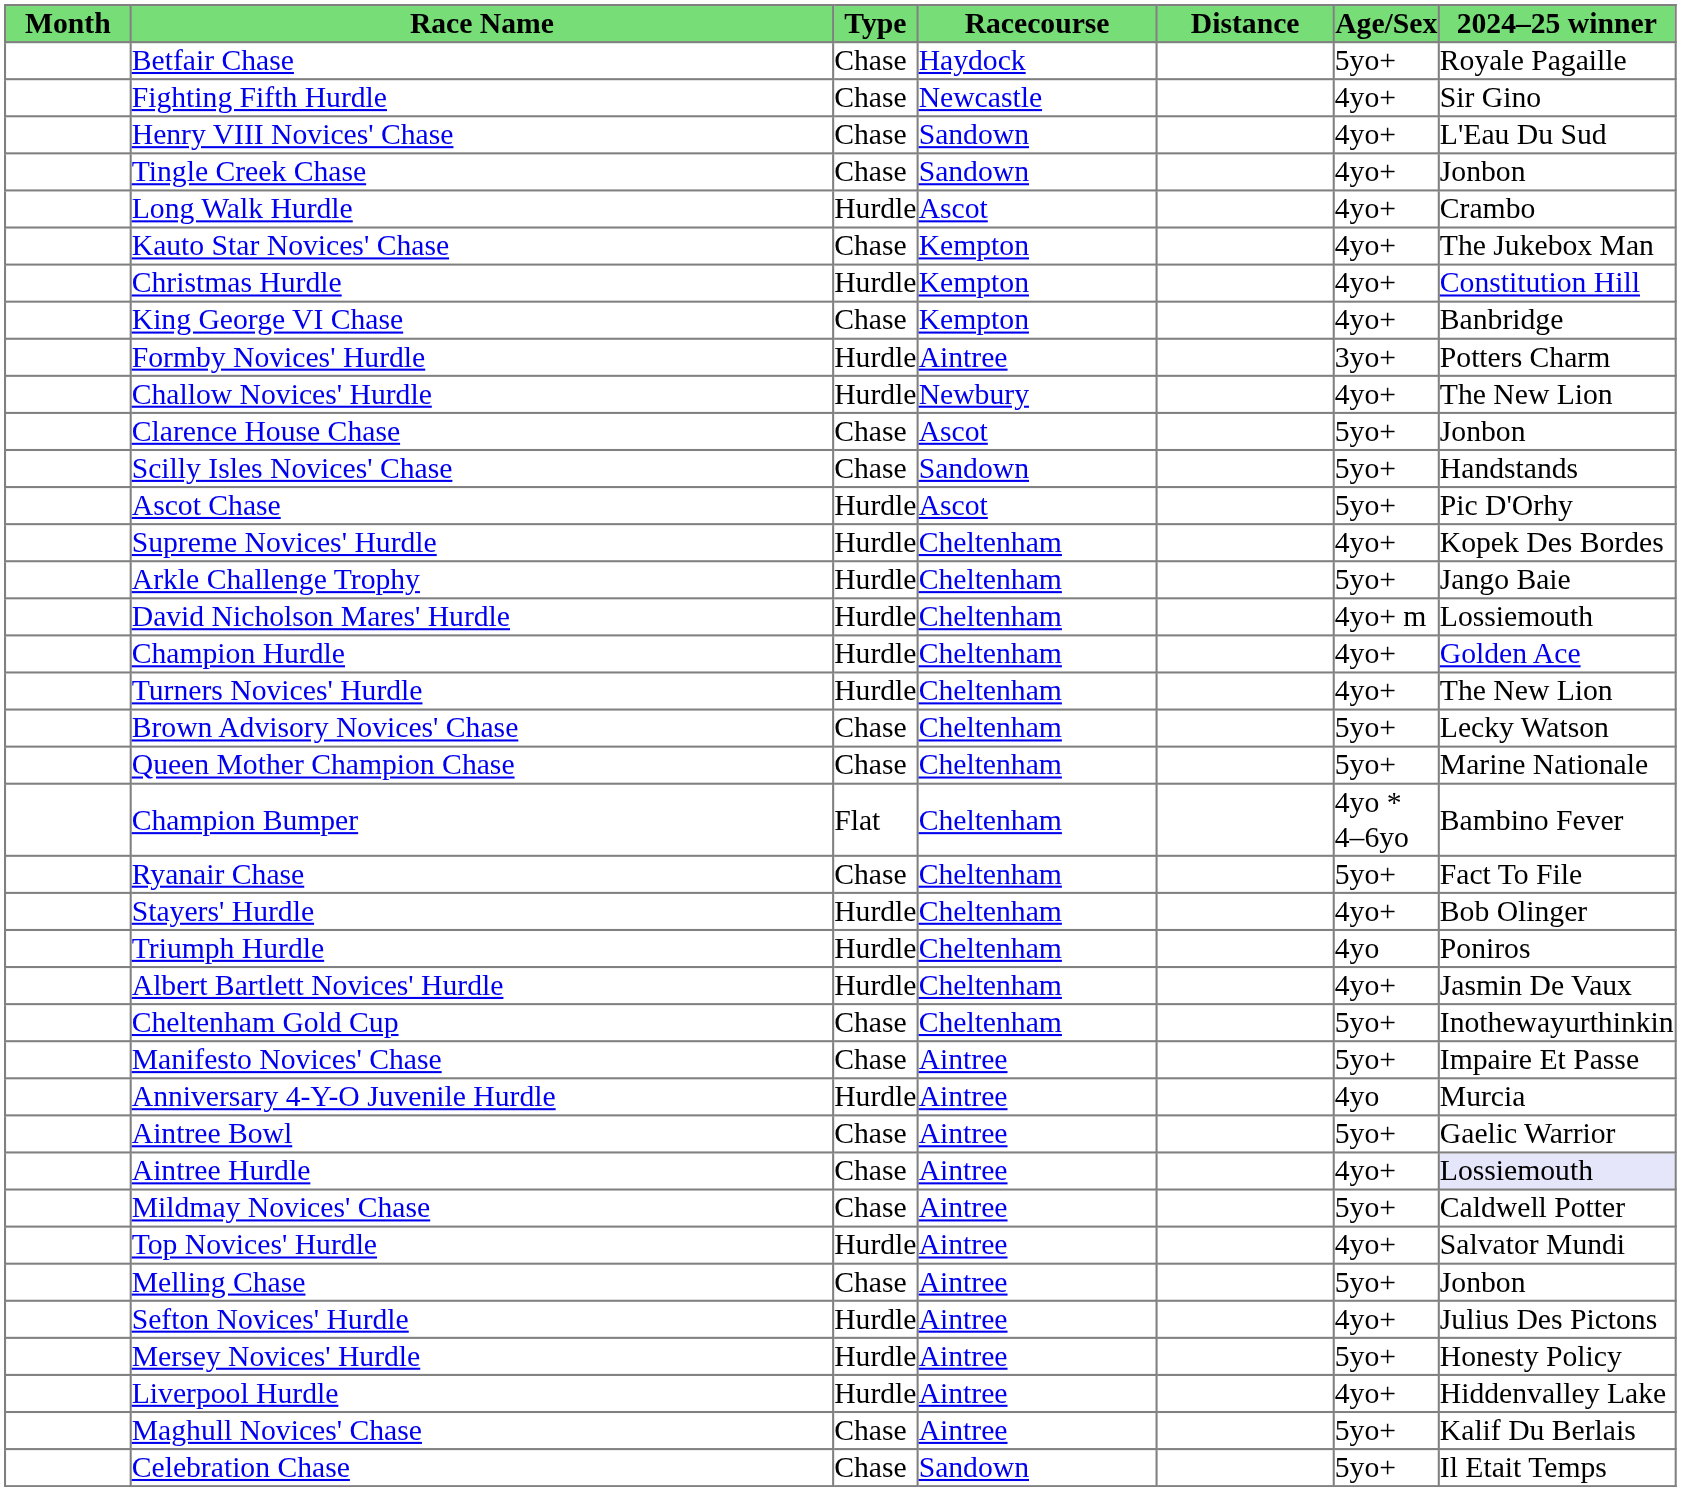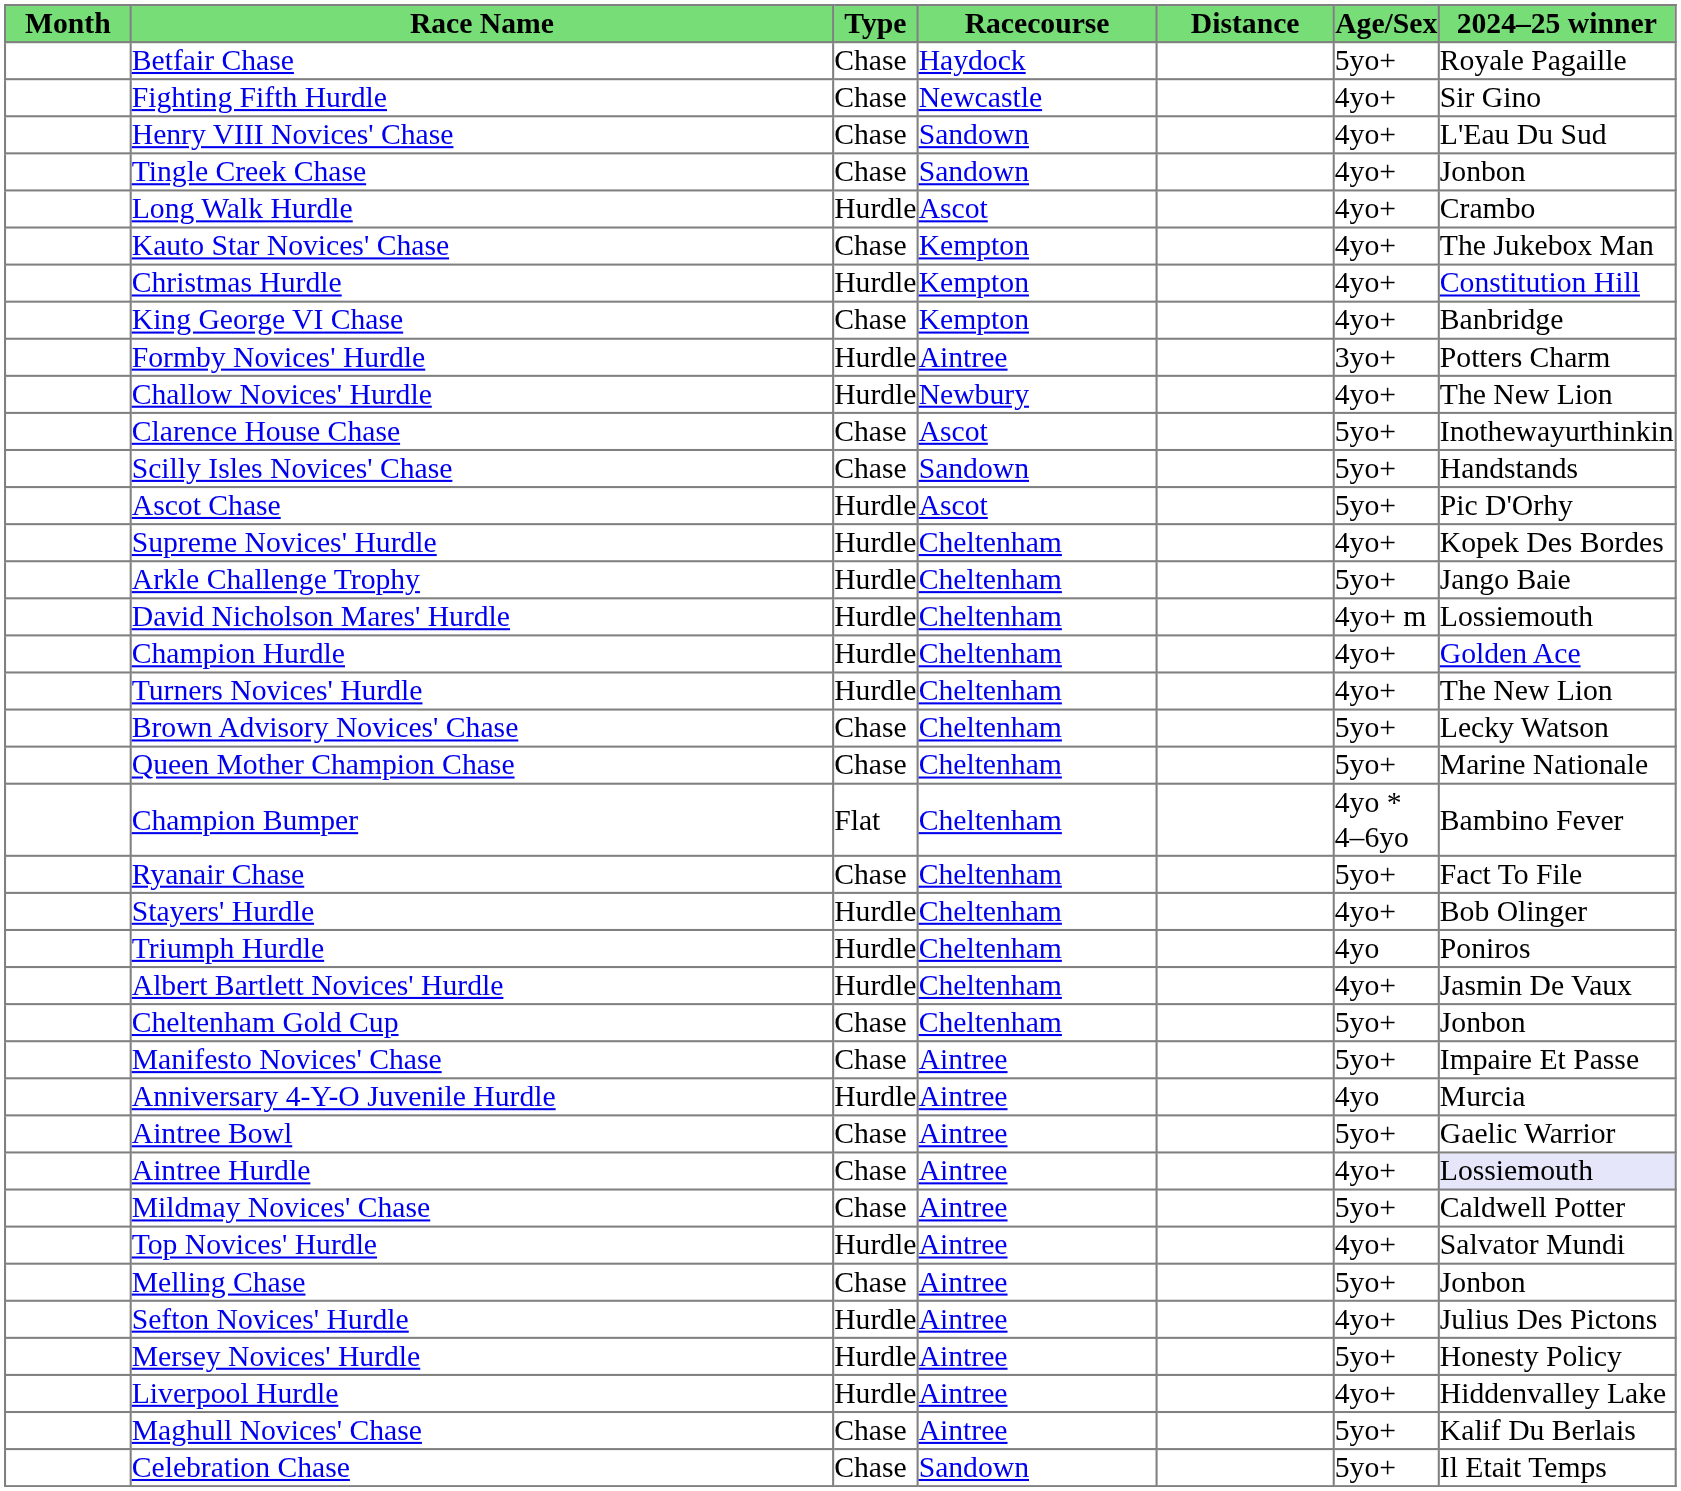(1483, 430) Jonbon -> (1557, 430) Inothewayurthinkin
(1557, 1022) Inothewayurthinkin -> (1483, 1022) Jonbon
